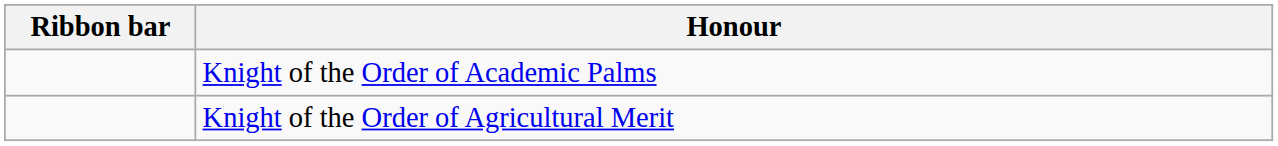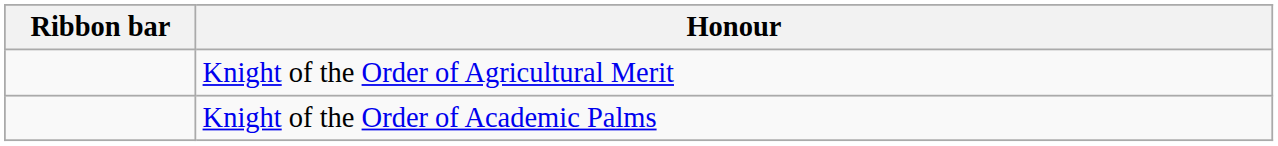rows swapped: (430, 72) <-> (438, 117)
